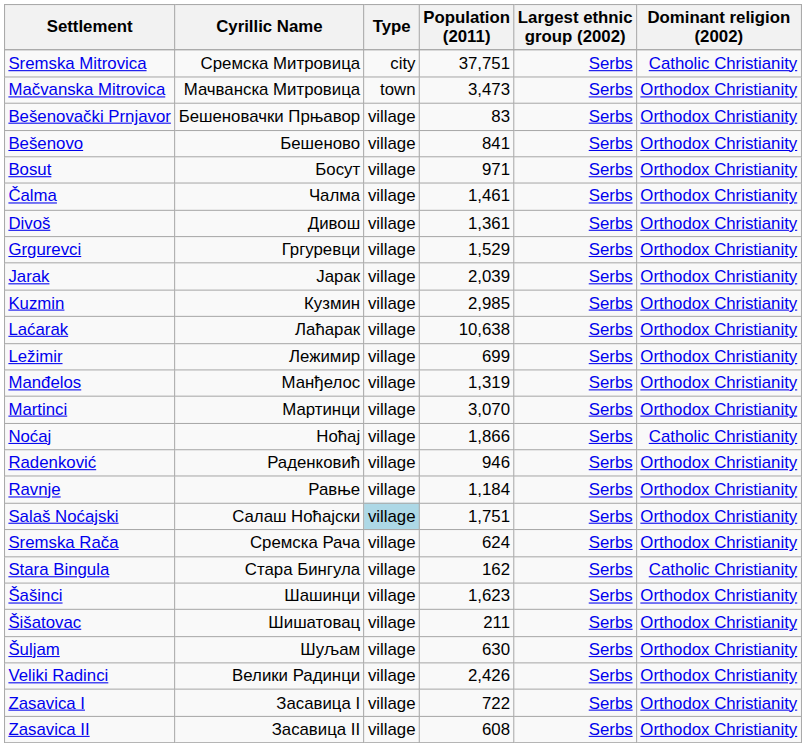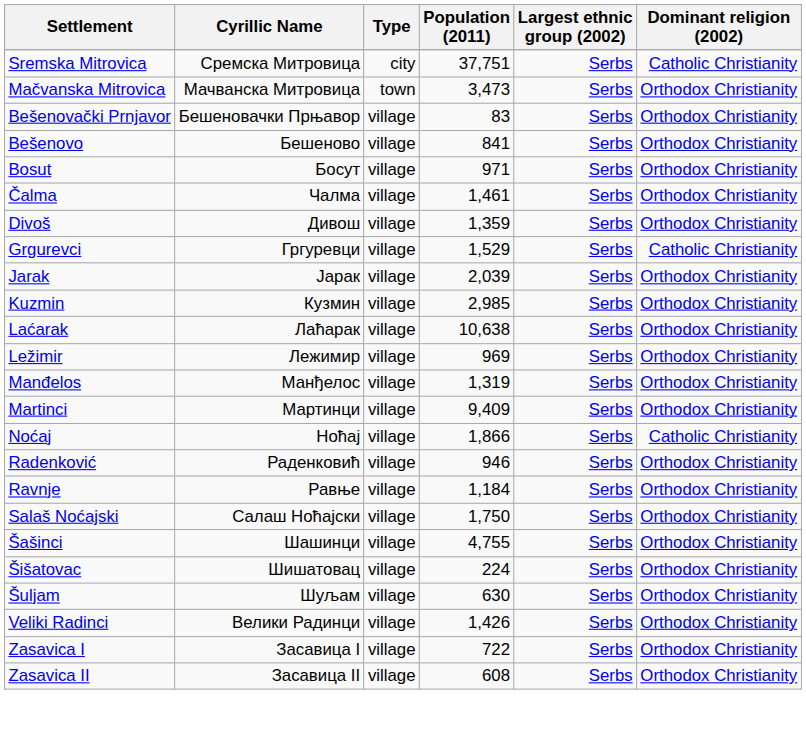(489, 223) 1,361 -> (489, 223) 1,359
(719, 249) Orthodox Christianity -> (723, 249) Catholic Christianity
(496, 356) 699 -> (496, 356) 969
(489, 409) 3,070 -> (489, 409) 9,409
(392, 516) lightblue background -> (392, 516) no background
(489, 516) 1,751 -> (489, 516) 1,750
- row: (63, 542)
- row: (59, 569)
(489, 596) 1,623 -> (489, 542) 4,755
(497, 622) 211 -> (496, 569) 224
(489, 676) 2,426 -> (489, 622) 1,426
